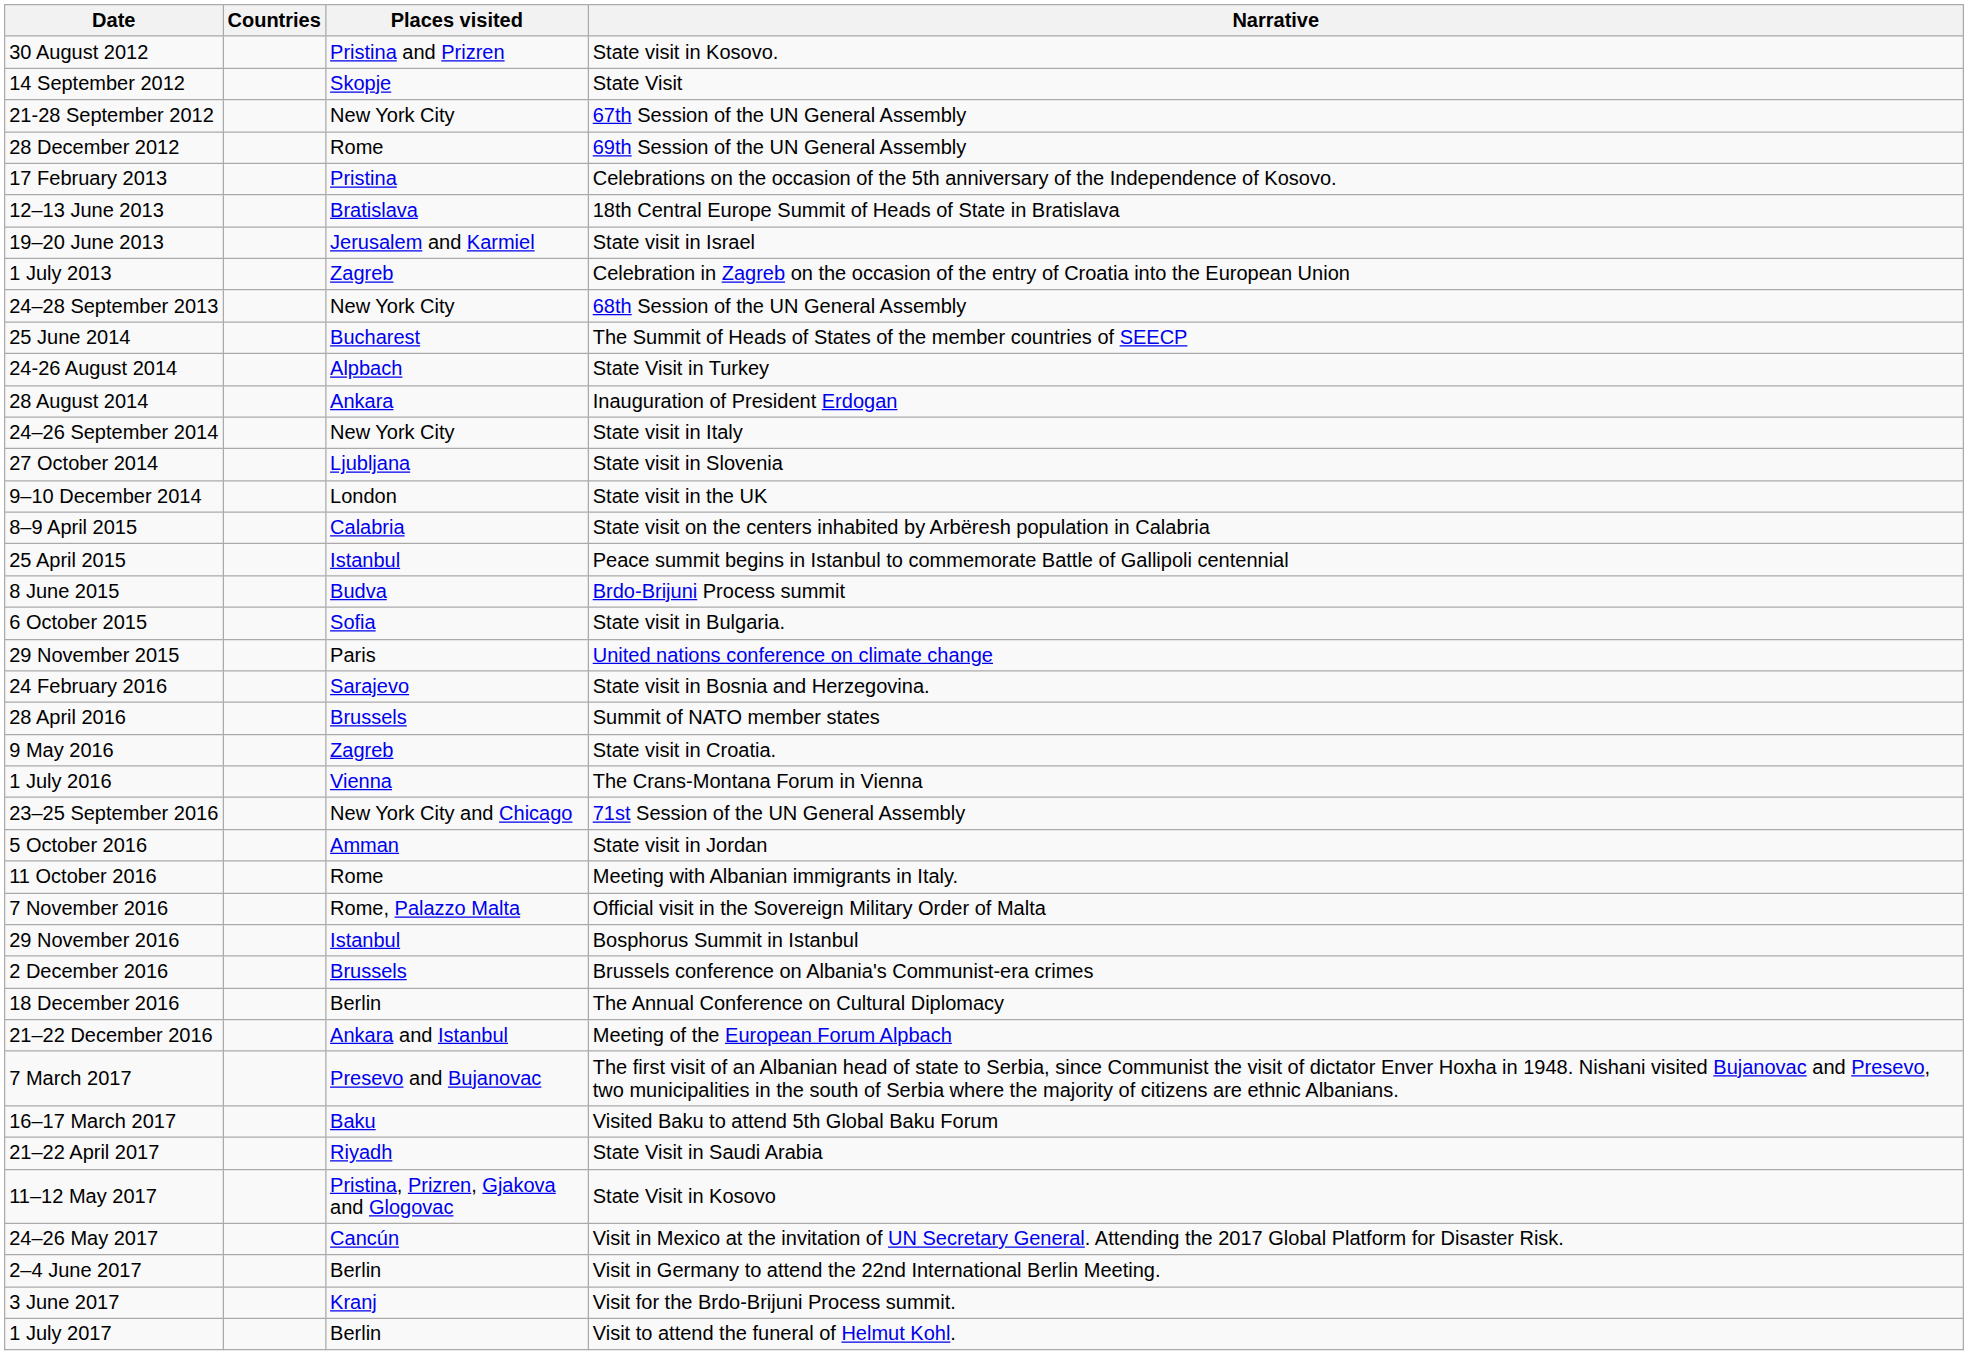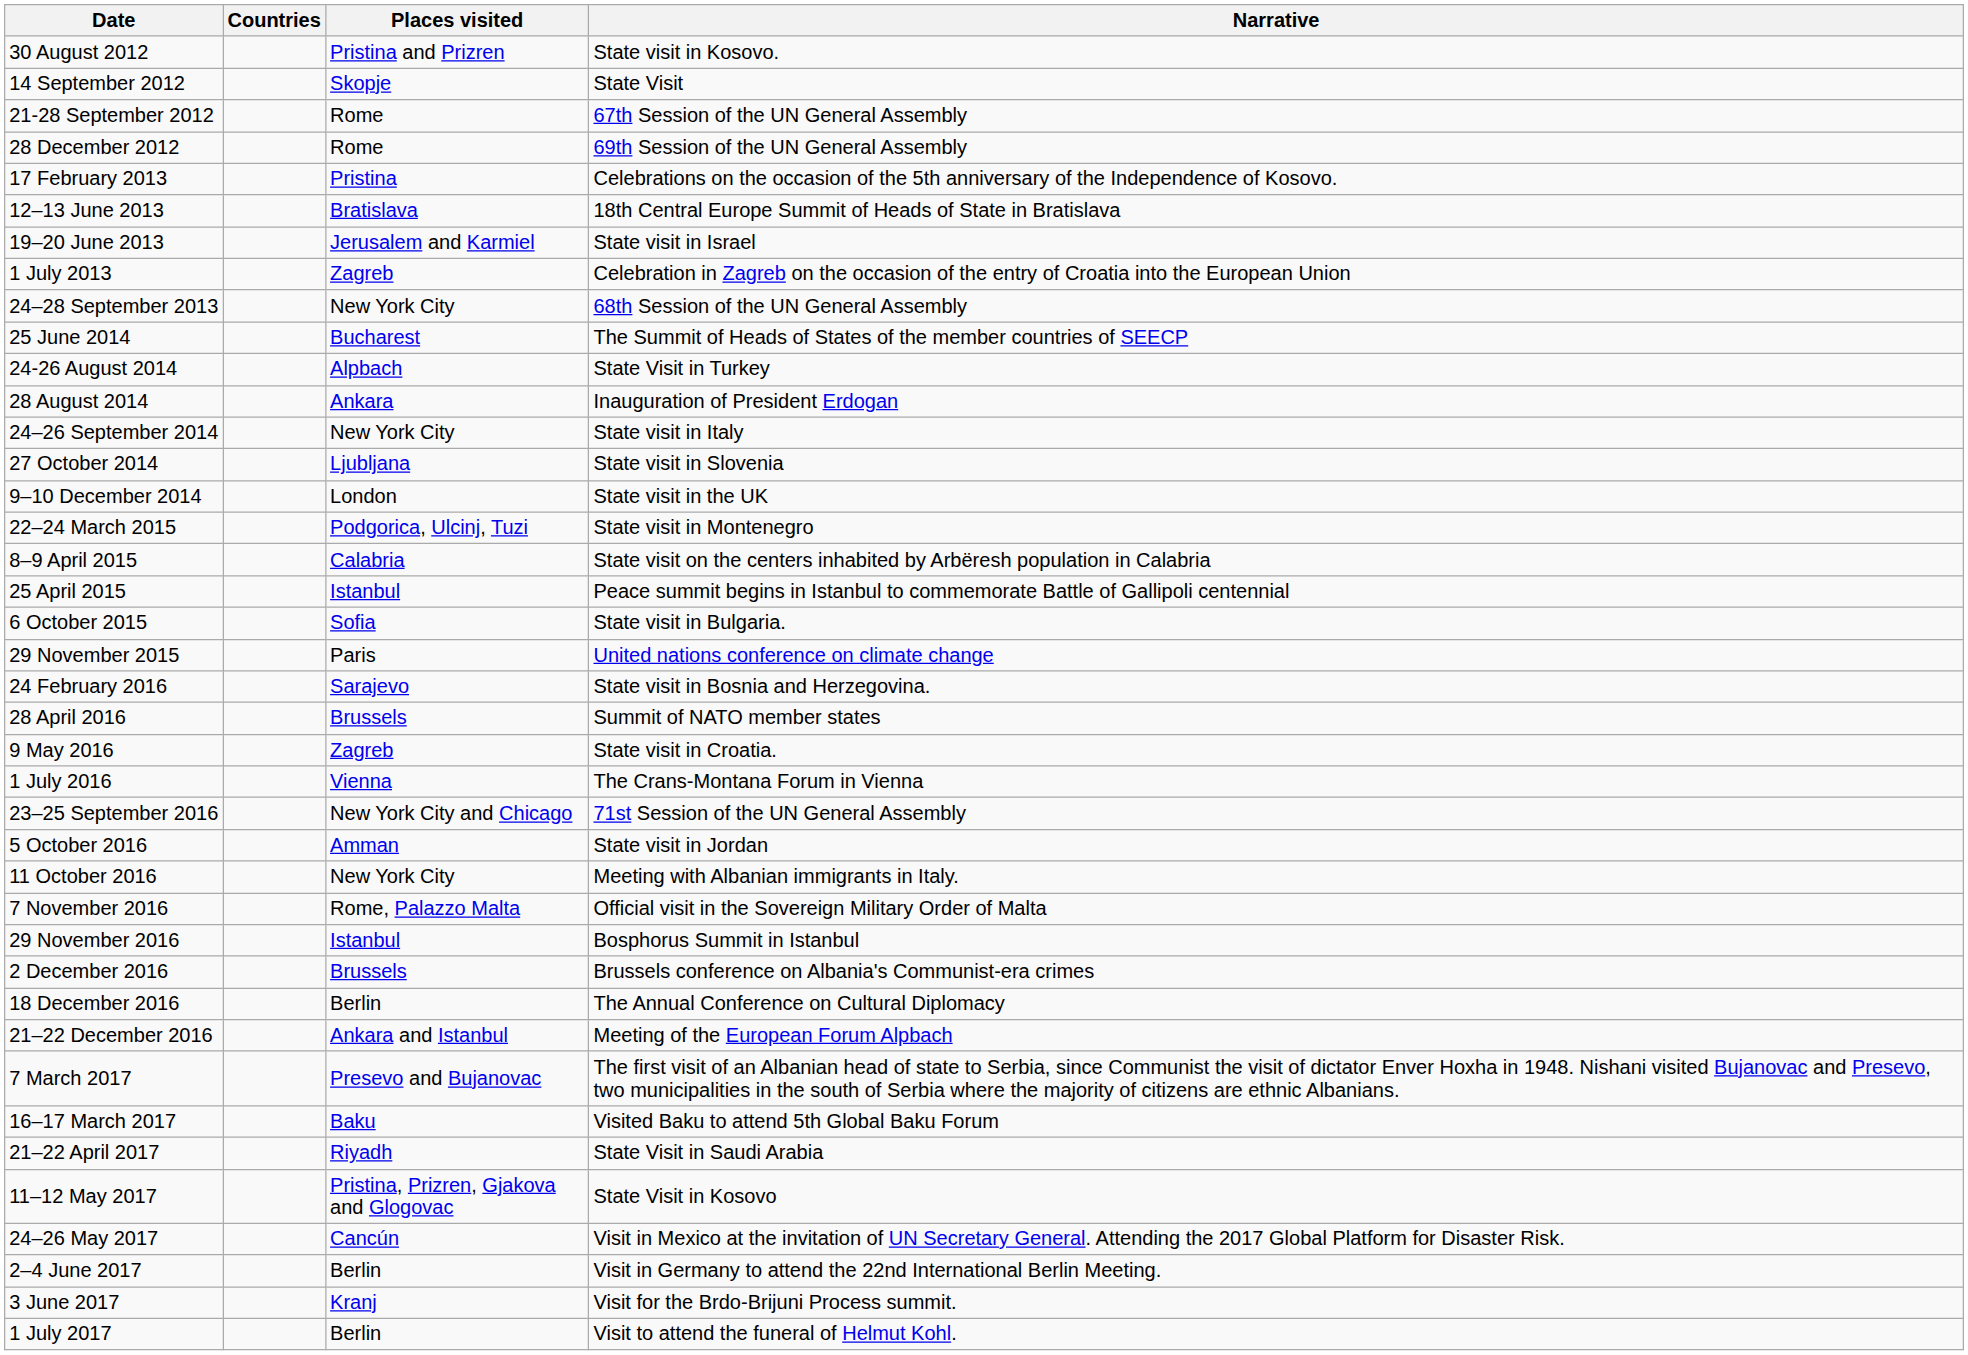(392, 115) New York City -> (357, 115) Rome
+ row: (93, 527)
- row: (64, 591)
(357, 876) Rome -> (392, 876) New York City
